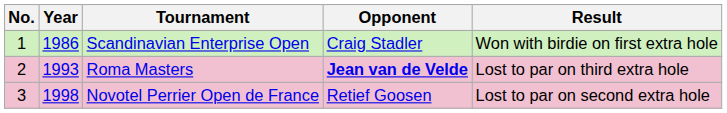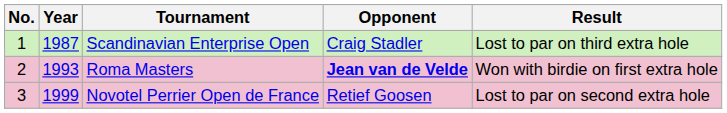(61, 44) 1986 -> (61, 44) 1987
(597, 44) Won with birdie on first extra hole -> (582, 44) Lost to par on third extra hole
(582, 70) Lost to par on third extra hole -> (597, 70) Won with birdie on first extra hole
(61, 96) 1998 -> (61, 96) 1999
